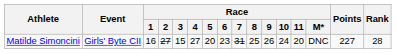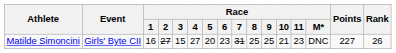(269, 42) 26 -> (269, 42) 25
(284, 42) 24 -> (284, 42) 21
(299, 42) 20 -> (299, 42) 23
(377, 42) 28 -> (377, 42) 26
